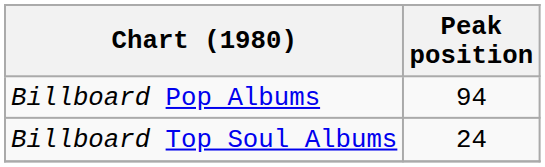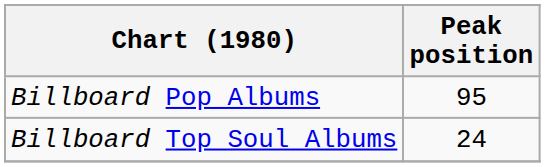(471, 98) 94 -> (471, 98) 95
